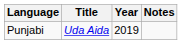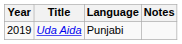columns swapped: (126, 13) <-> (33, 13)
